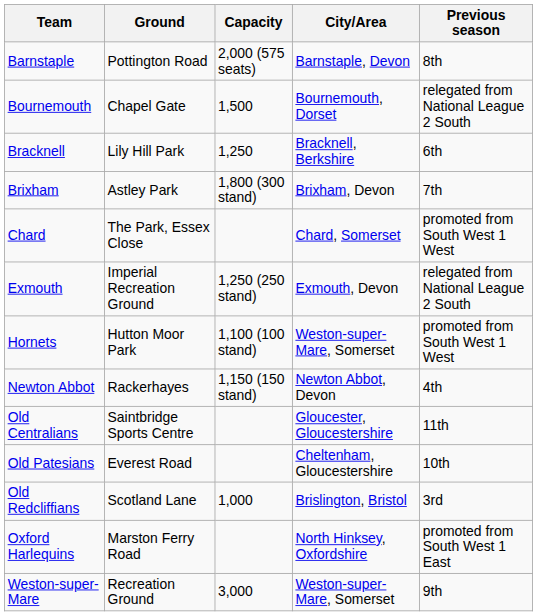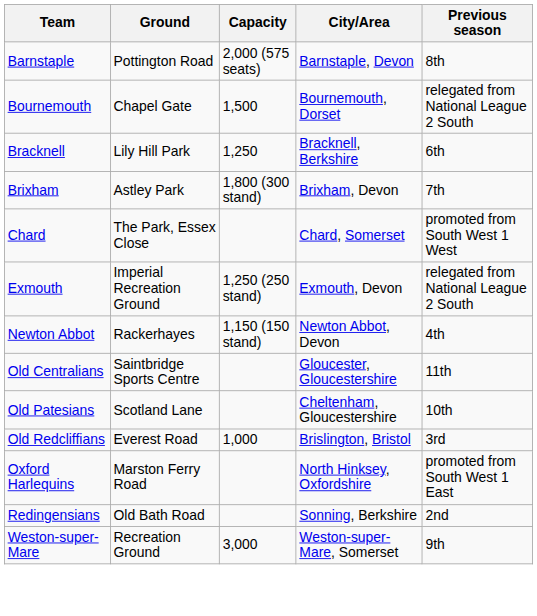- row: (32, 342)
(150, 463) Everest Road -> (158, 409) Scotland Lane
(152, 501) Scotland Lane -> (156, 439) Everest Road
+ row: (54, 515)
